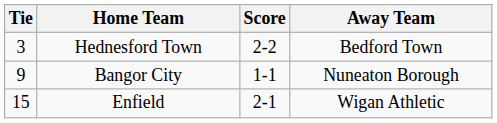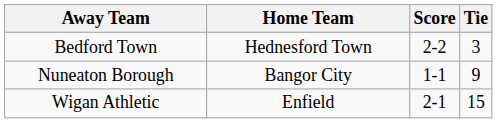columns swapped: (21, 18) <-> (391, 18)
